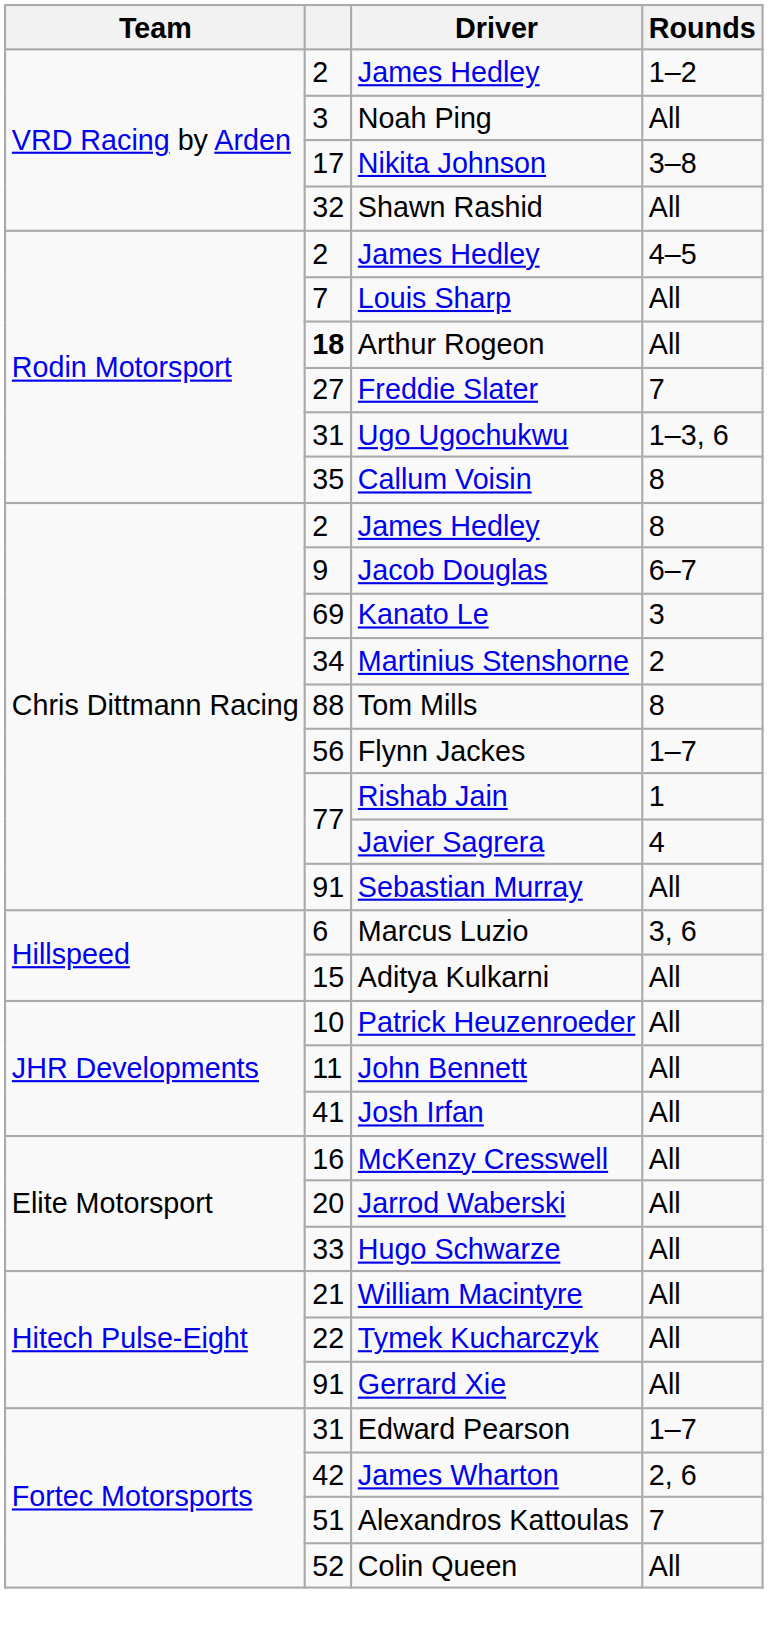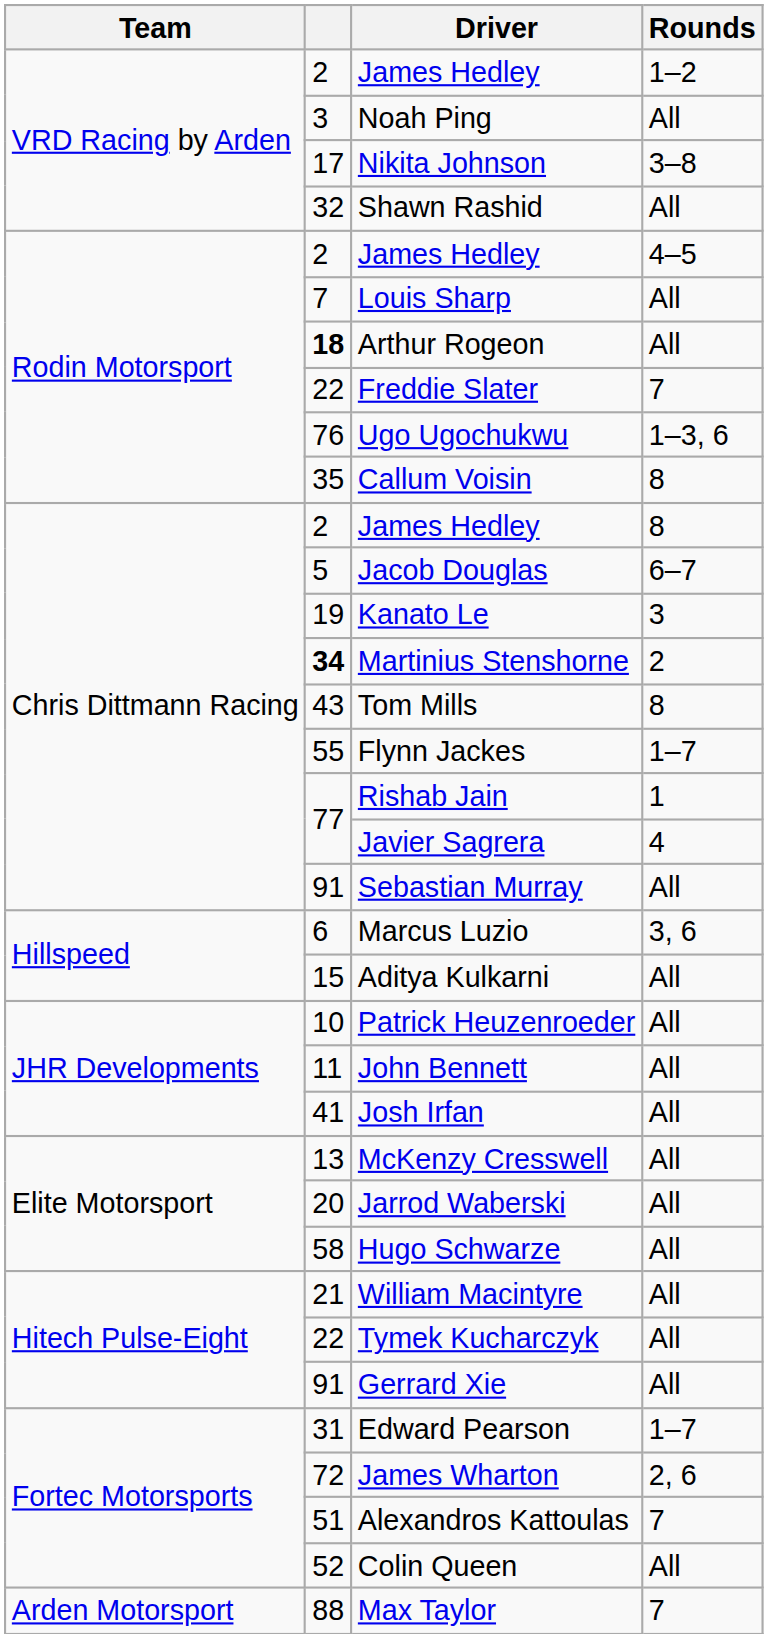(328, 389) 27 -> (328, 389) 22
(328, 434) 31 -> (328, 434) 76
(320, 570) 9 -> (320, 570) 5
(328, 615) 69 -> (328, 615) 19
(328, 661) normal -> (328, 661) bold
(328, 706) 88 -> (328, 706) 43
(328, 751) 56 -> (328, 751) 55
(328, 1158) 16 -> (328, 1158) 13
(328, 1249) 33 -> (328, 1249) 58
(328, 1475) 42 -> (328, 1475) 72
+ row: (427, 1610)
